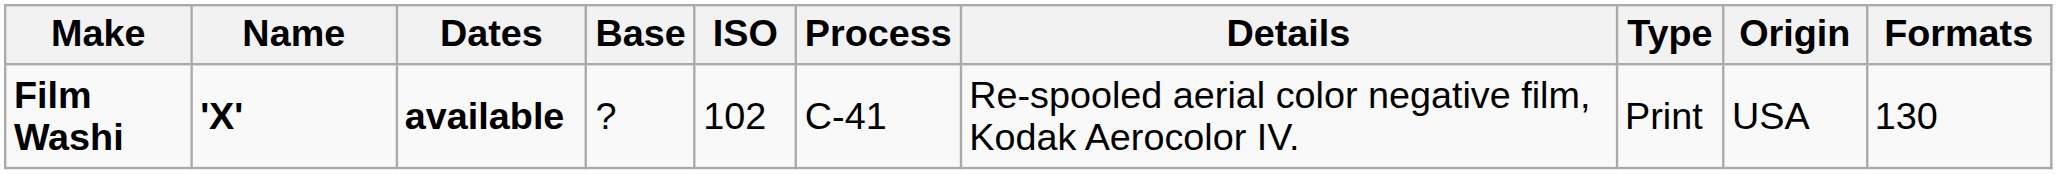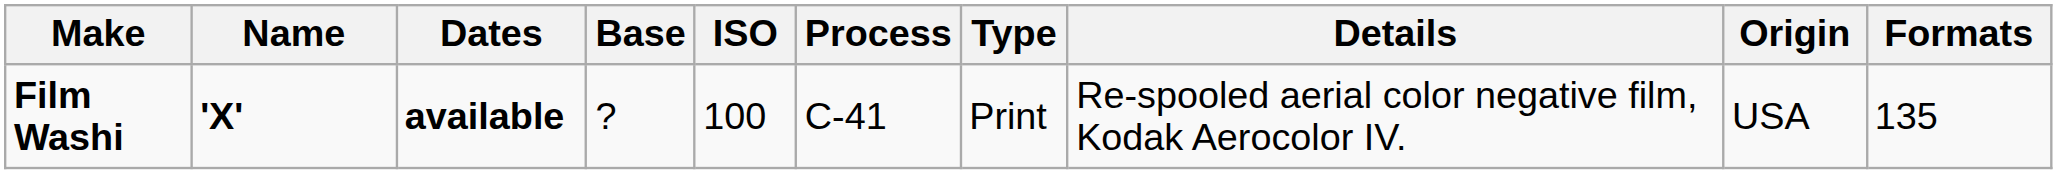columns swapped: (1670, 34) <-> (1288, 34)
(735, 115) 102 -> (735, 115) 100
(1906, 115) 130 -> (1906, 115) 135
